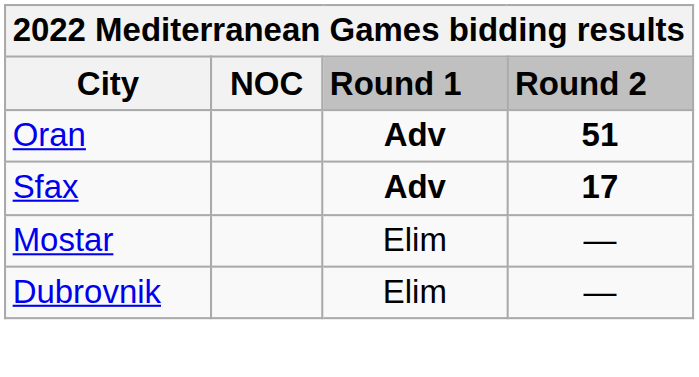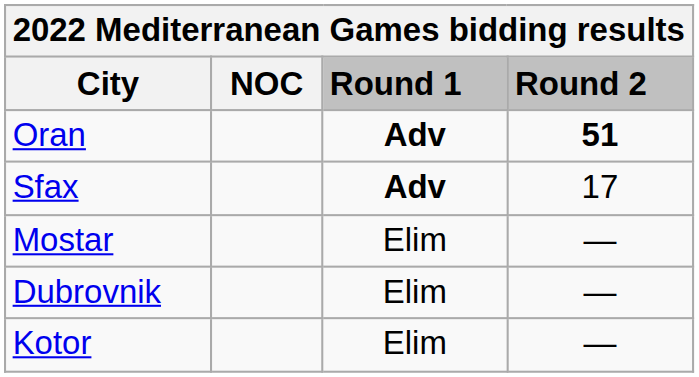(600, 187) bold -> (600, 187) normal
+ row: (52, 344)
